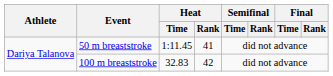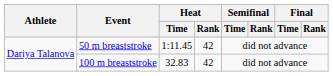(208, 46) 41 -> (208, 46) 42
